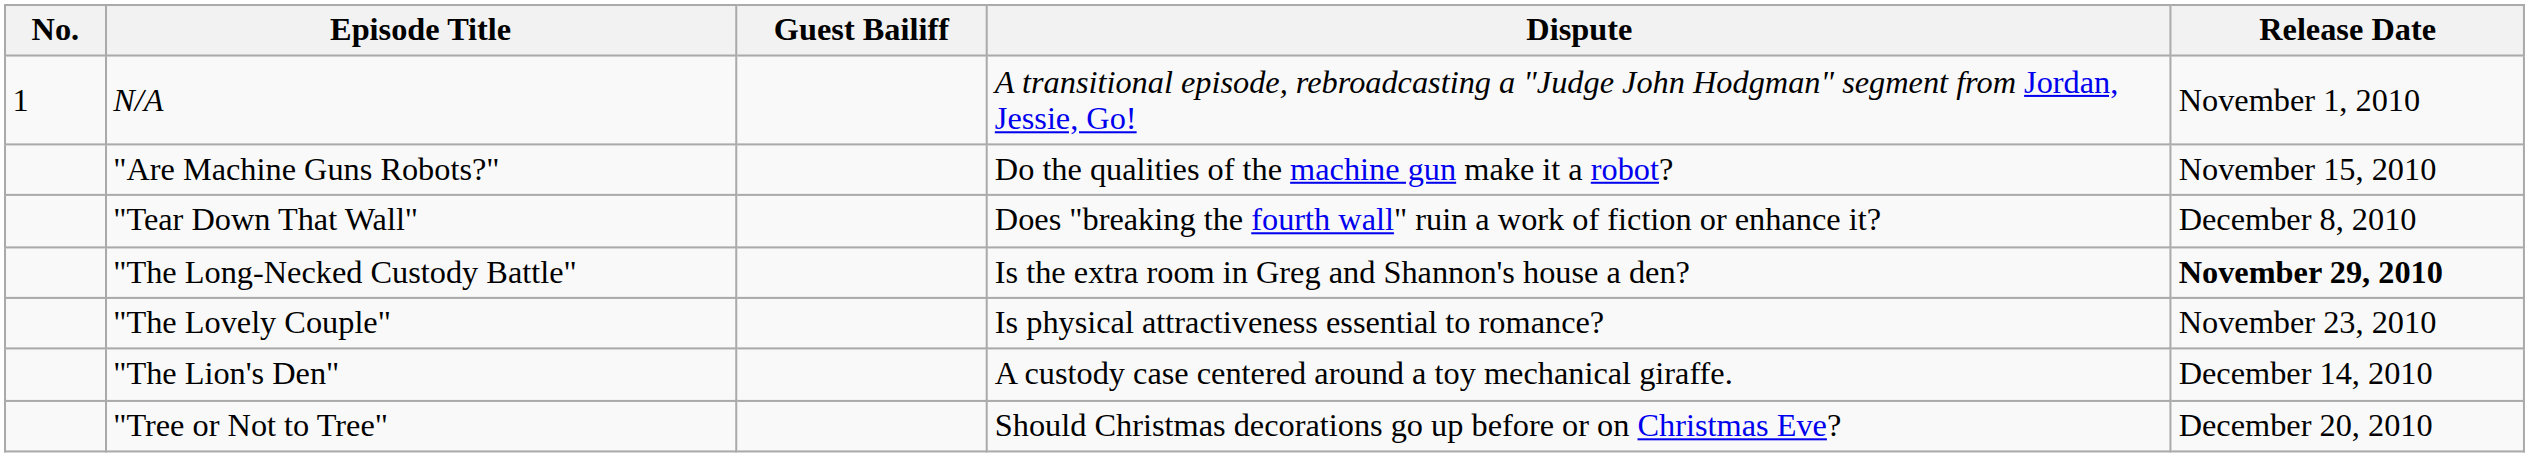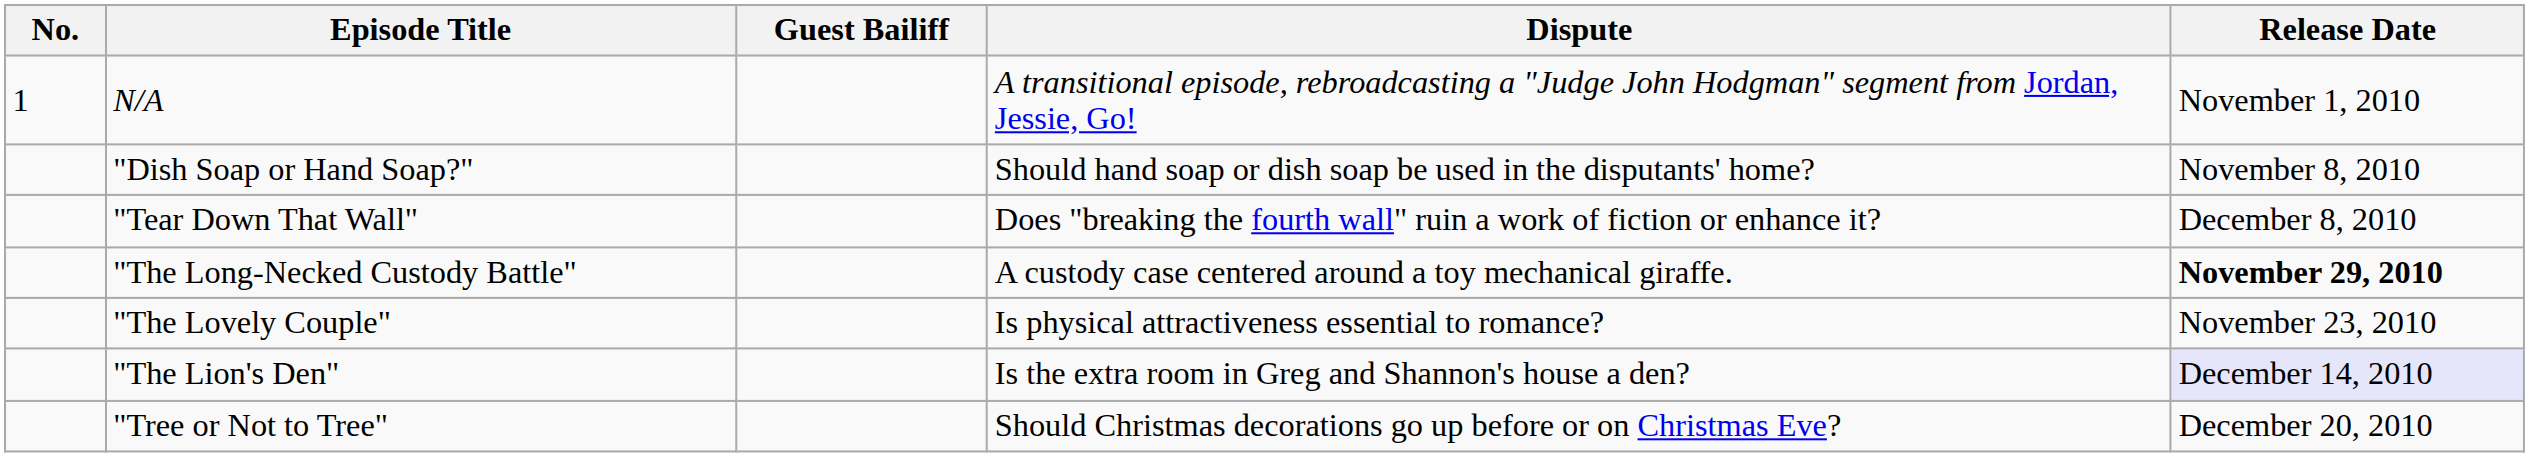+ row: (293, 169)
- row: (306, 169)
(1342, 271) Is the extra room in Greg and Shannon's house a den? -> (1364, 271) A custody case centered around a toy mechanical giraffe.
(1364, 374) A custody case centered around a toy mechanical giraffe. -> (1342, 374) Is the extra room in Greg and Shannon's house a den?
(2306, 374) no background -> (2306, 374) lavender background
